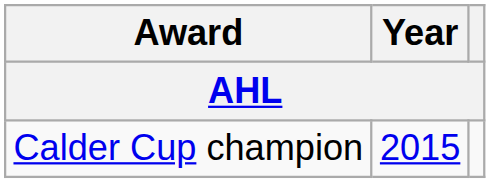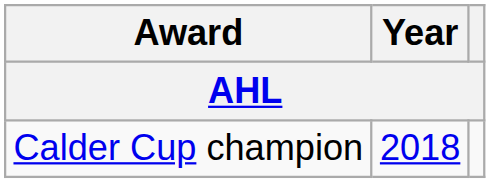(420, 147) 2015 -> (420, 147) 2018
